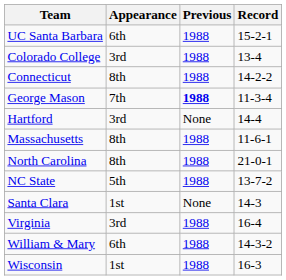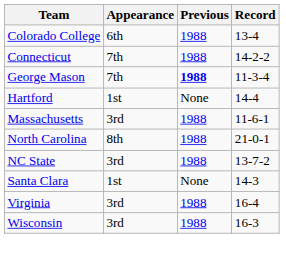- row: (55, 35)
(118, 56) 3rd -> (115, 35) 6th
(117, 77) 8th -> (115, 56) 7th
(118, 118) 3rd -> (114, 98) 1st
(117, 139) 8th -> (115, 118) 3rd
(117, 181) 5th -> (115, 160) 3rd
- row: (51, 243)
(117, 264) 1st -> (115, 222) 3rd
